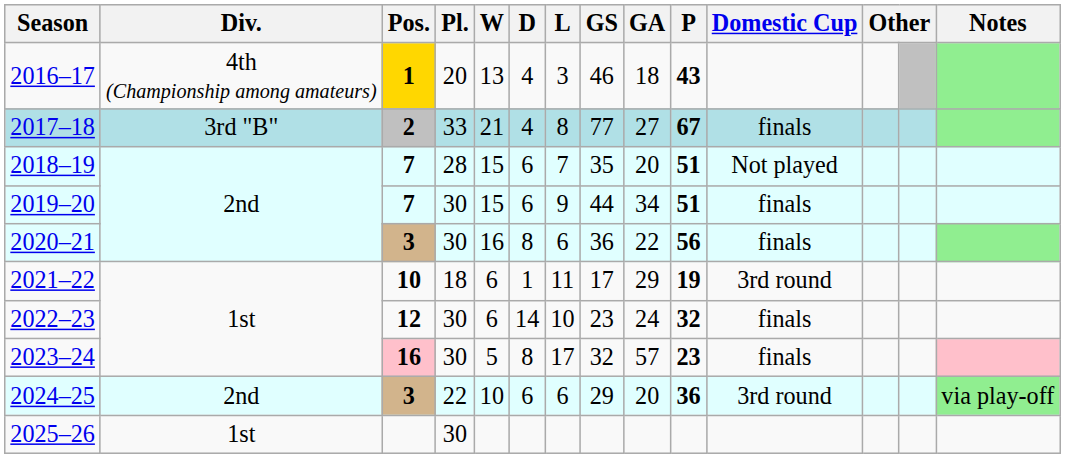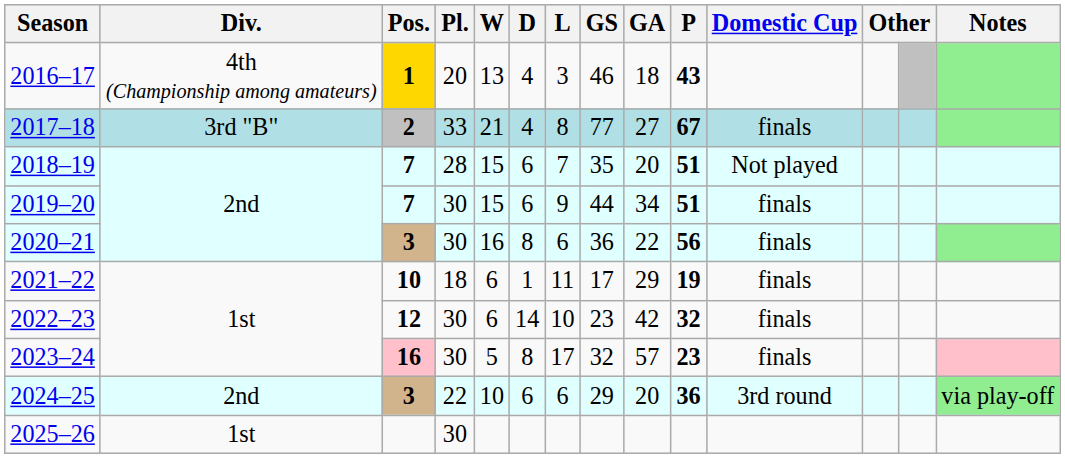(785, 280) 3rd round -> (785, 280) finals
(647, 319) 24 -> (647, 319) 42
